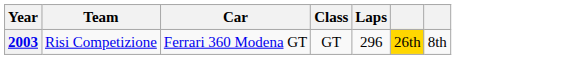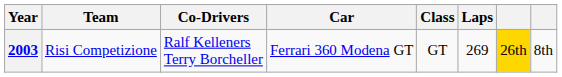+ column: (213, 17)
(371, 41) 296 -> (477, 50) 269
